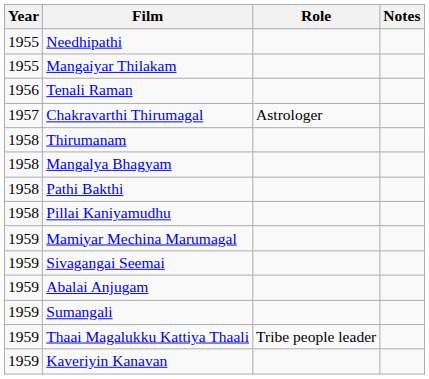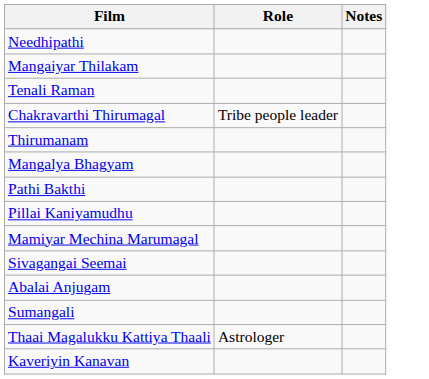- column: (24, 16)
(289, 115) Astrologer -> (278, 115) Tribe people leader
(316, 336) Tribe people leader -> (251, 336) Astrologer
